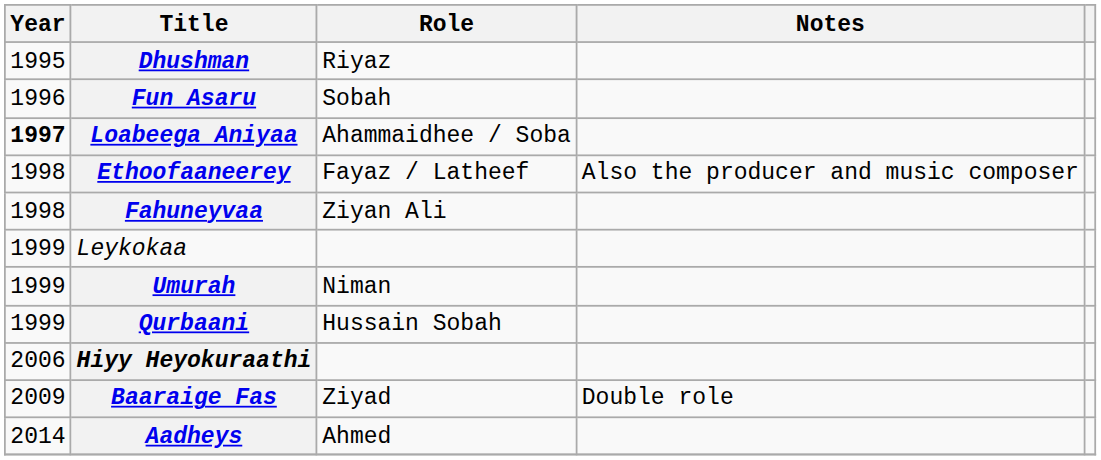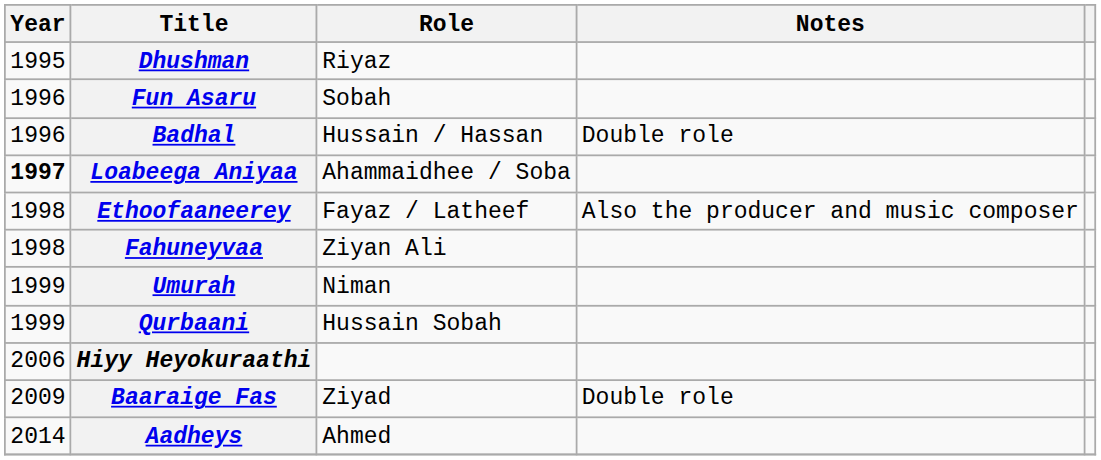+ row: (194, 136)
- row: (132, 249)
